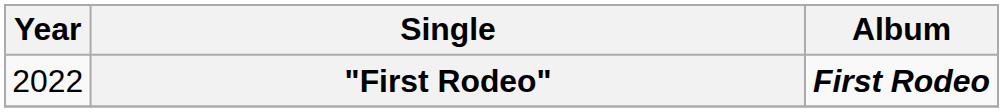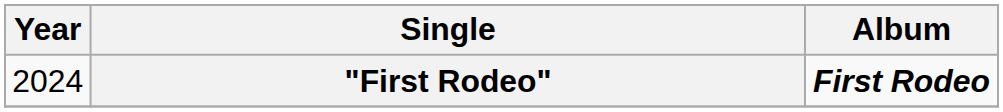(48, 80) 2022 -> (48, 80) 2024
